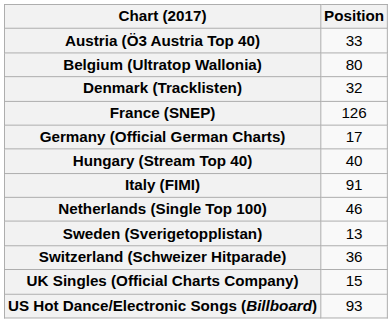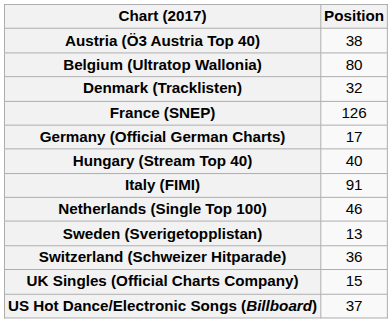(354, 40) 33 -> (354, 40) 38
(354, 305) 93 -> (354, 305) 37
